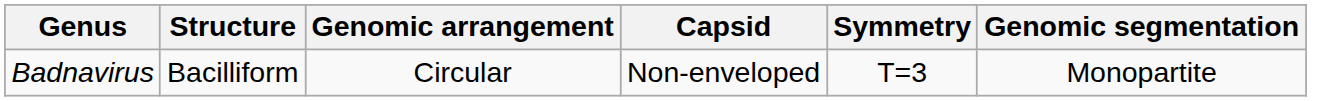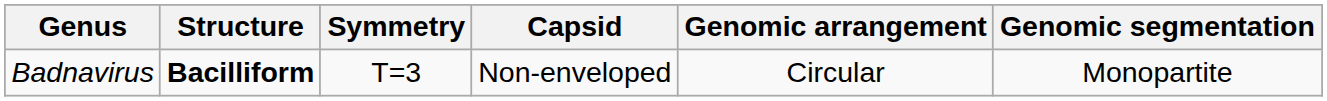columns swapped: (902, 27) <-> (463, 27)
(233, 72) normal -> (241, 72) bold
